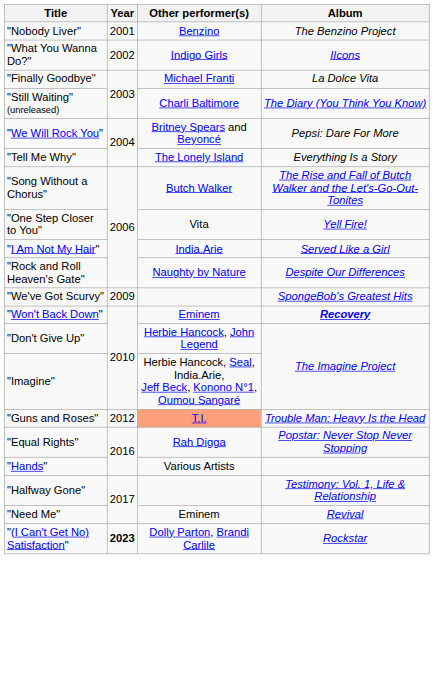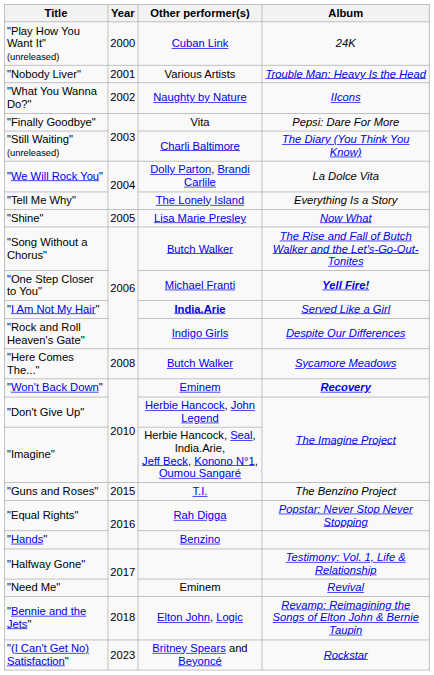+ row: (43, 43)
(199, 31) Benzino -> (200, 74) Various Artists
(345, 31) The Benzino Project -> (346, 74) Trouble Man: Heavy Is the Head
(199, 55) Indigo Girls -> (200, 98) Naughty by Nature
(199, 79) Michael Franti -> (200, 122) Vita
(345, 79) La Dolce Vita -> (346, 122) Pepsi: Dare For More
(199, 133) Britney Spears and Beyoncé -> (200, 176) Dolly Parton, Brandi Carlile
(345, 133) Pepsi: Dare For More -> (346, 176) La Dolce Vita
+ row: (25, 218)
(199, 224) Vita -> (200, 285) Michael Franti
(345, 224) normal -> (346, 285) bold
(199, 248) normal -> (200, 309) bold
(199, 272) Naughty by Nature -> (200, 333) Indigo Girls
+ row: (40, 363)
- row: (55, 296)
(122, 418) 2012 -> (123, 491) 2015
(199, 418) lightsalmon background -> (200, 491) no background
(345, 418) Trouble Man: Heavy Is the Head -> (346, 491) The Benzino Project
(199, 466) Various Artists -> (200, 539) Benzino
+ row: (47, 618)
(122, 538) bold -> (123, 655) normal
(199, 538) Dolly Parton, Brandi Carlile -> (200, 655) Britney Spears and Beyoncé
